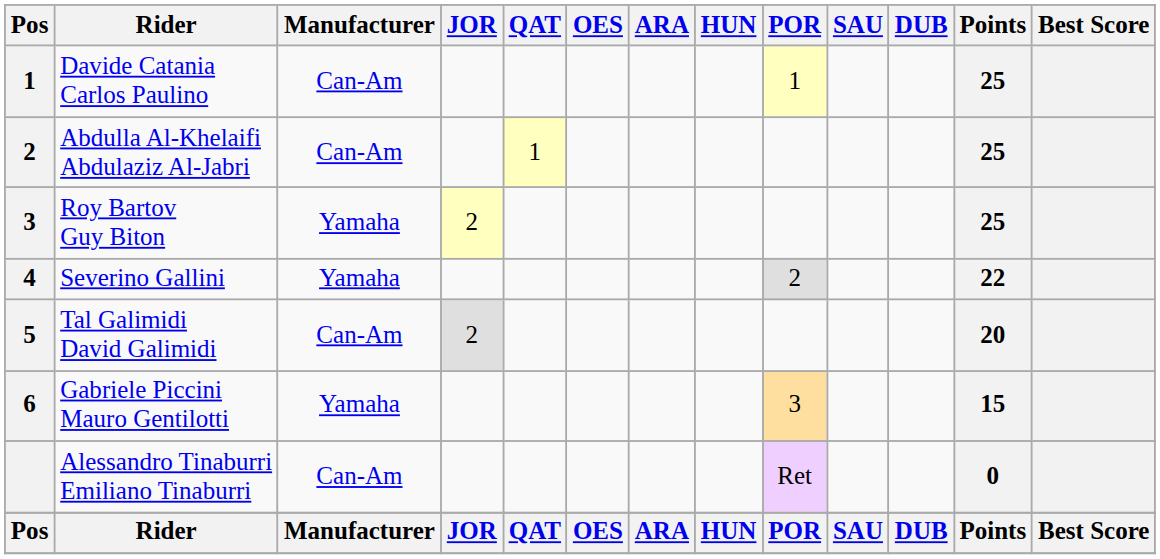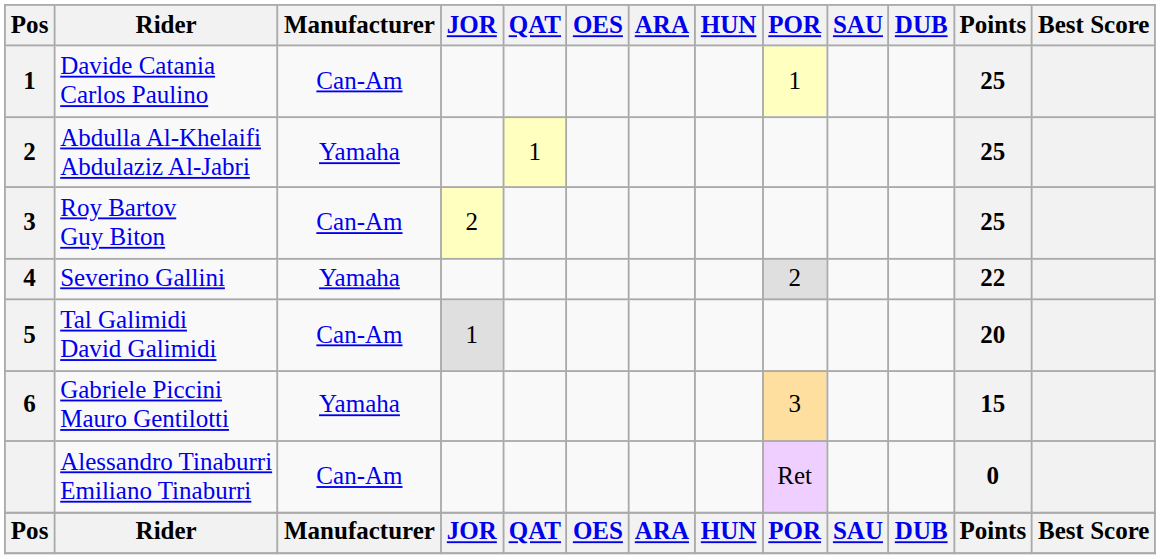(359, 151) Can-Am -> (359, 151) Yamaha
(359, 222) Yamaha -> (359, 222) Can-Am
(472, 334) 2 -> (472, 334) 1
